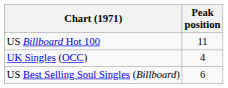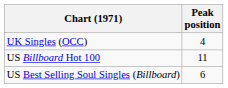rows swapped: (47, 58) <-> (53, 41)
